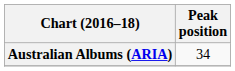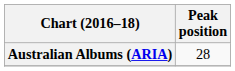(203, 54) 34 -> (203, 54) 28
